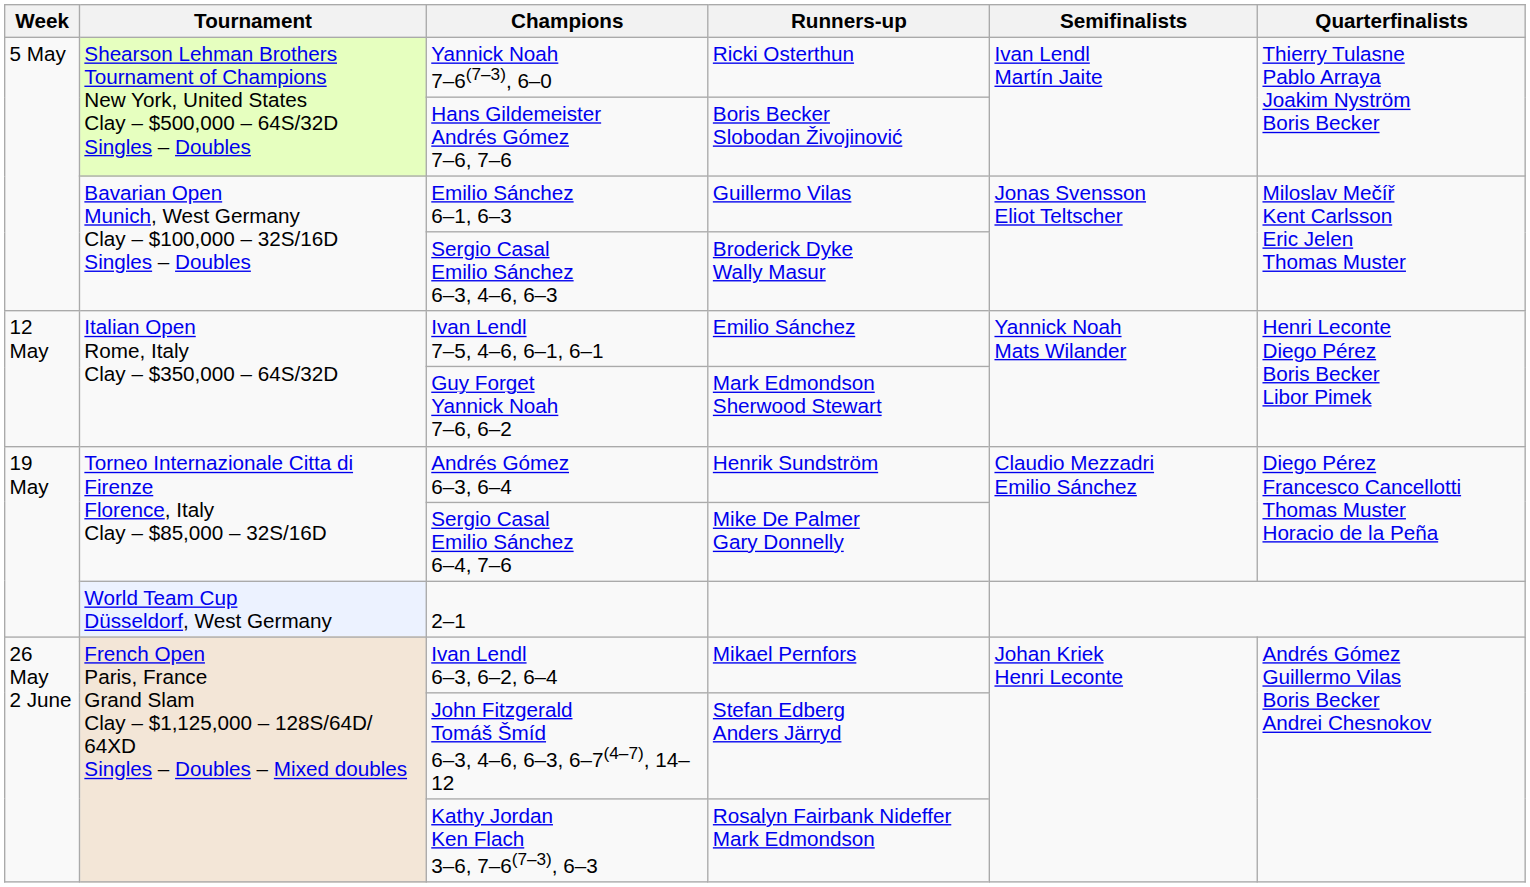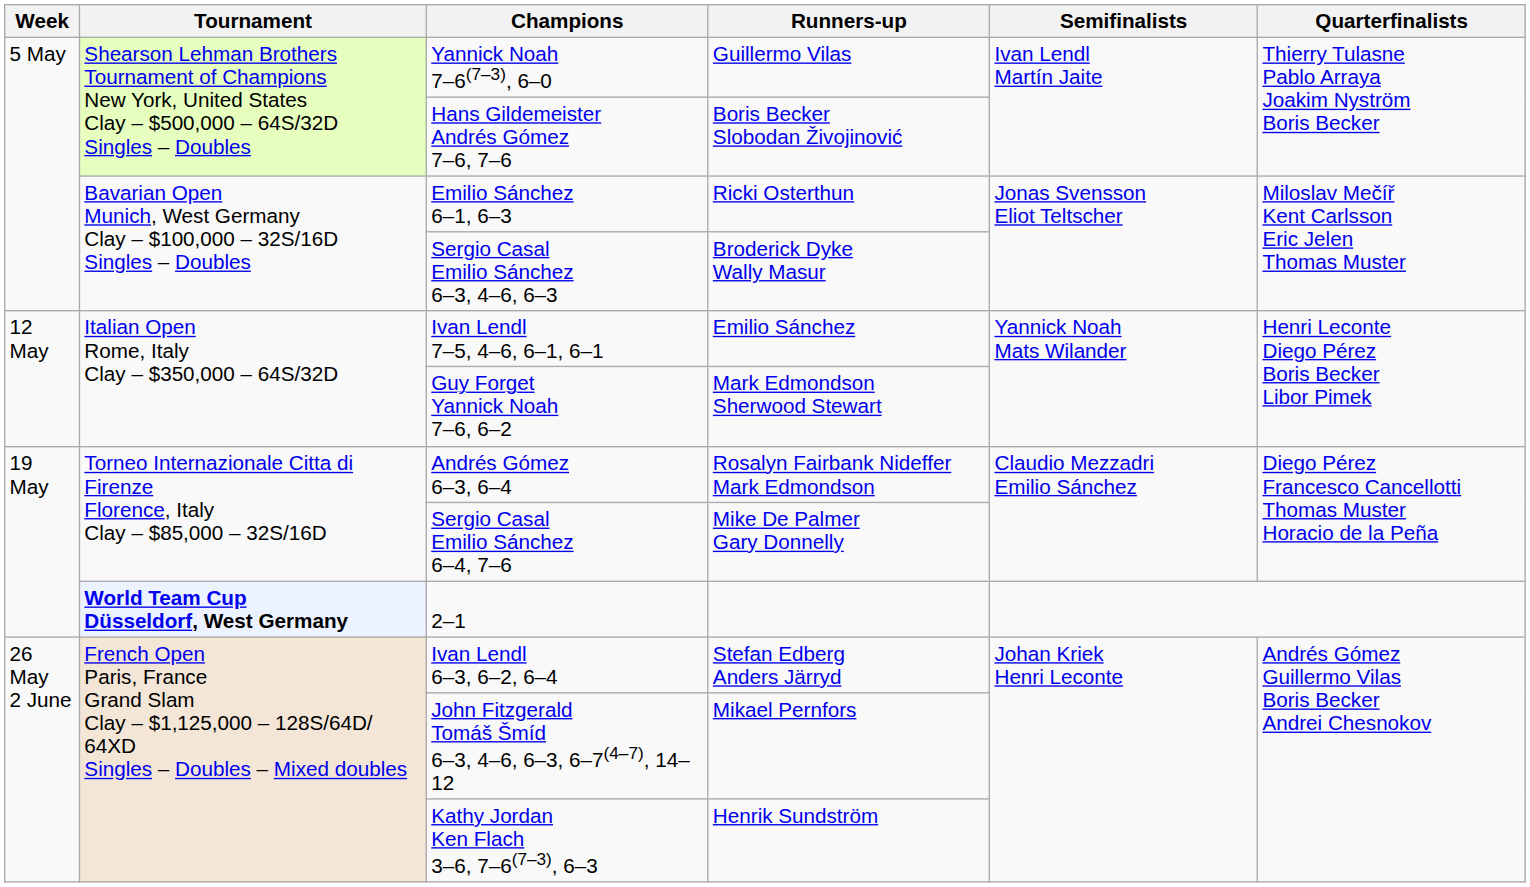(783, 54) Ricki Osterthun -> (782, 54) Guillermo Vilas
(782, 193) Guillermo Vilas -> (783, 193) Ricki Osterthun
(796, 463) Henrik Sundström -> (832, 474) Rosalyn Fairbank Nideffer Mark Edmondson
(208, 609) normal -> (216, 609) bold
(785, 653) Mikael Pernfors -> (779, 665) Stefan Edberg Anders Järryd
(779, 721) Stefan Edberg Anders Järryd -> (785, 709) Mikael Pernfors
(832, 827) Rosalyn Fairbank Nideffer Mark Edmondson -> (796, 815) Henrik Sundström
